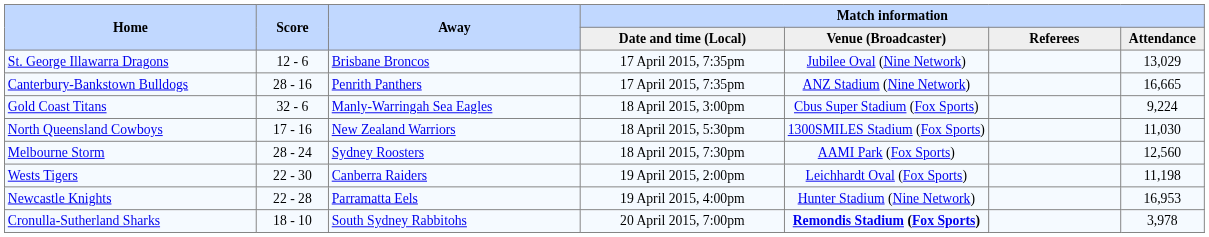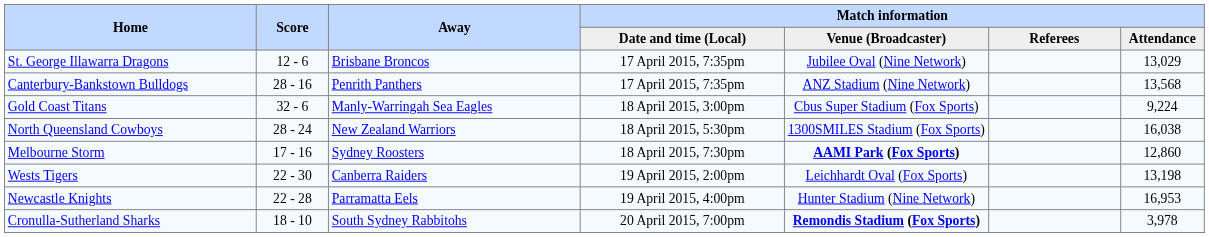(1162, 84) 16,665 -> (1162, 84) 13,568
(292, 129) 17 - 16 -> (292, 129) 28 - 24
(1162, 129) 11,030 -> (1162, 129) 16,038
(292, 152) 28 - 24 -> (292, 152) 17 - 16
(886, 152) normal -> (886, 152) bold
(1162, 152) 12,560 -> (1162, 152) 12,860
(1162, 175) 11,198 -> (1162, 175) 13,198
